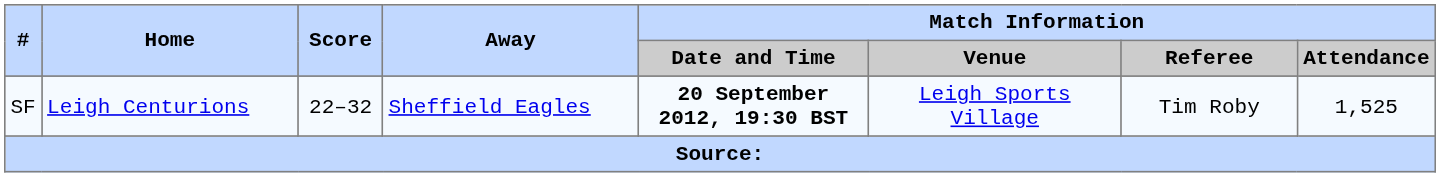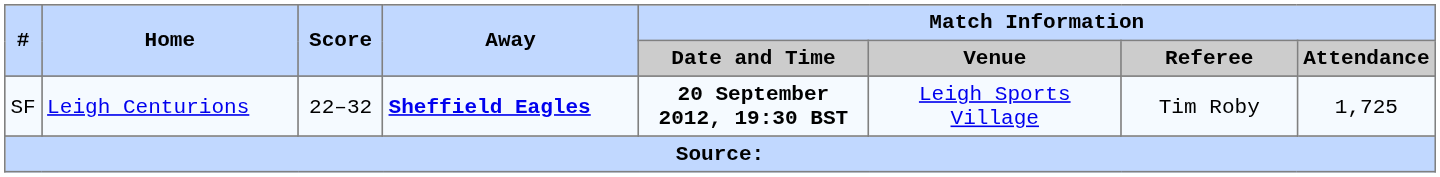(490, 106) normal -> (490, 106) bold
(1366, 106) 1,525 -> (1366, 106) 1,725
